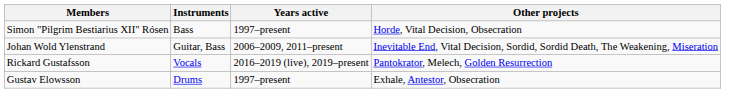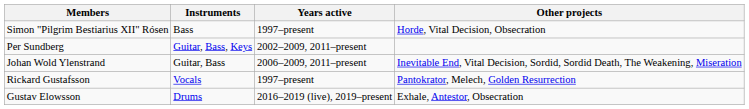+ row: (35, 46)
(301, 63) 2016–2019 (live), 2019–present -> (285, 79) 1997–present
(262, 79) 1997–present -> (325, 96) 2016–2019 (live), 2019–present
